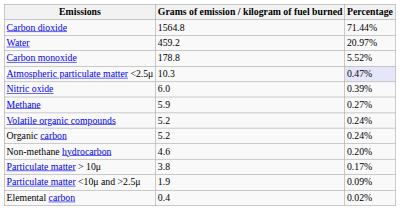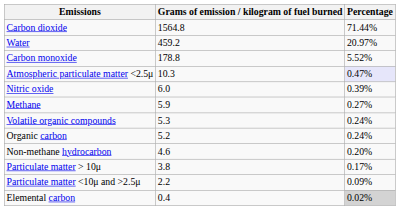(164, 120) 5.2 -> (164, 120) 5.3
(164, 182) 1.9 -> (164, 182) 2.2
(360, 197) no background -> (360, 197) lightgrey background
